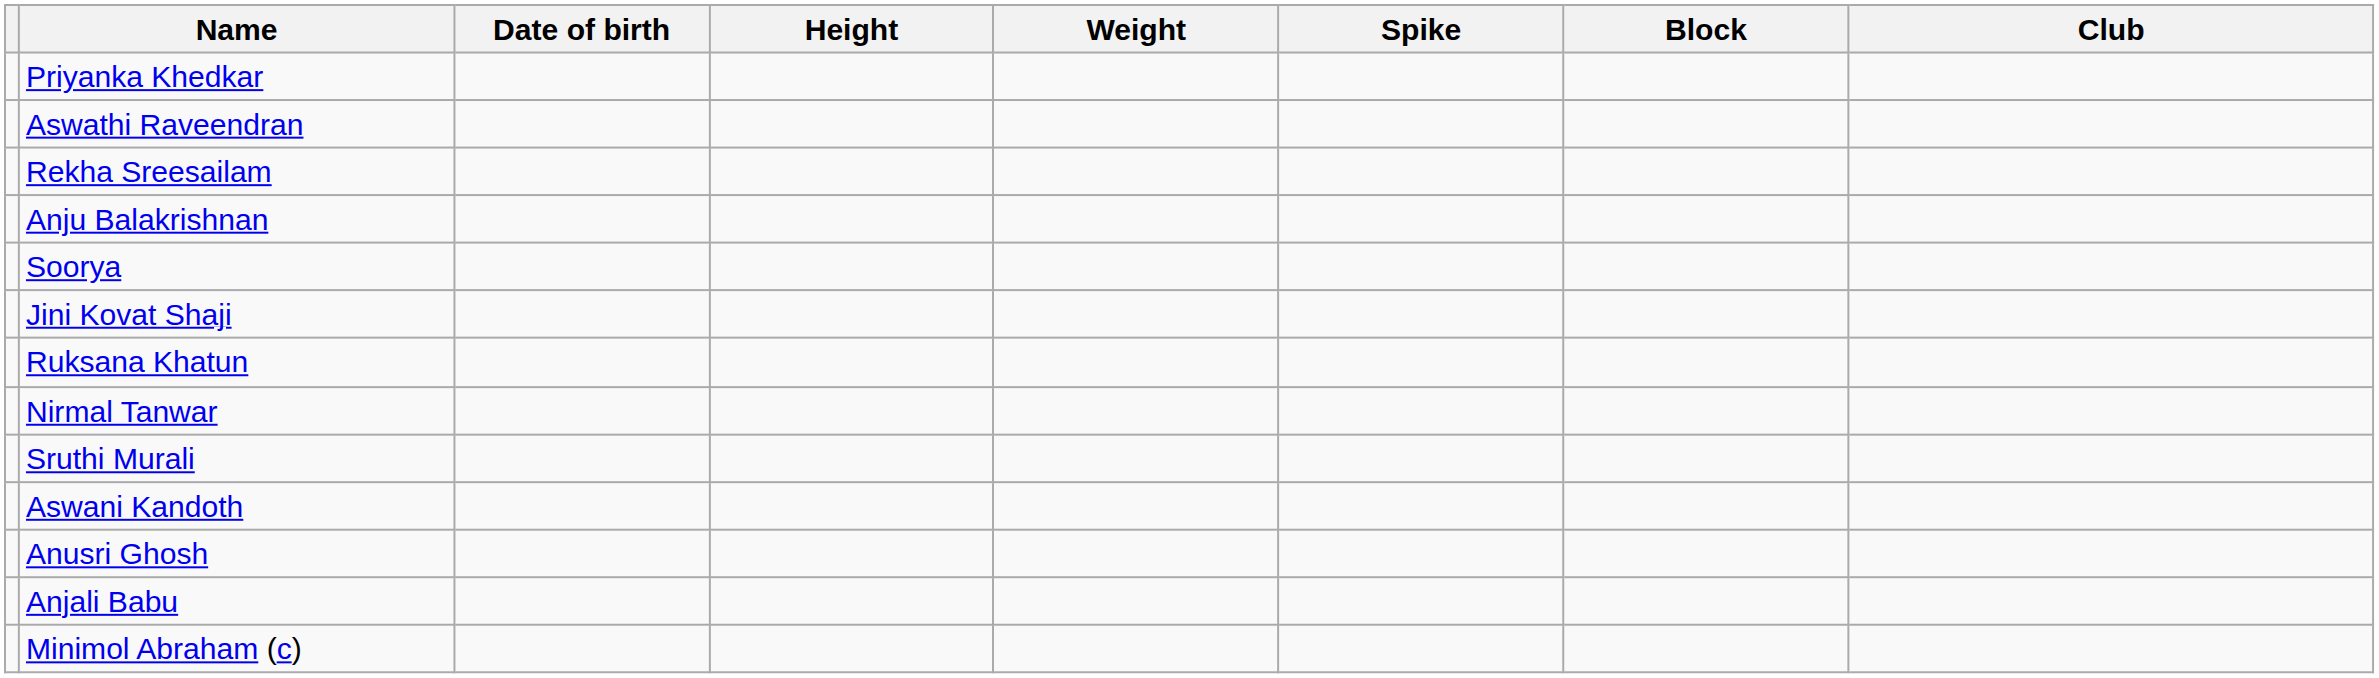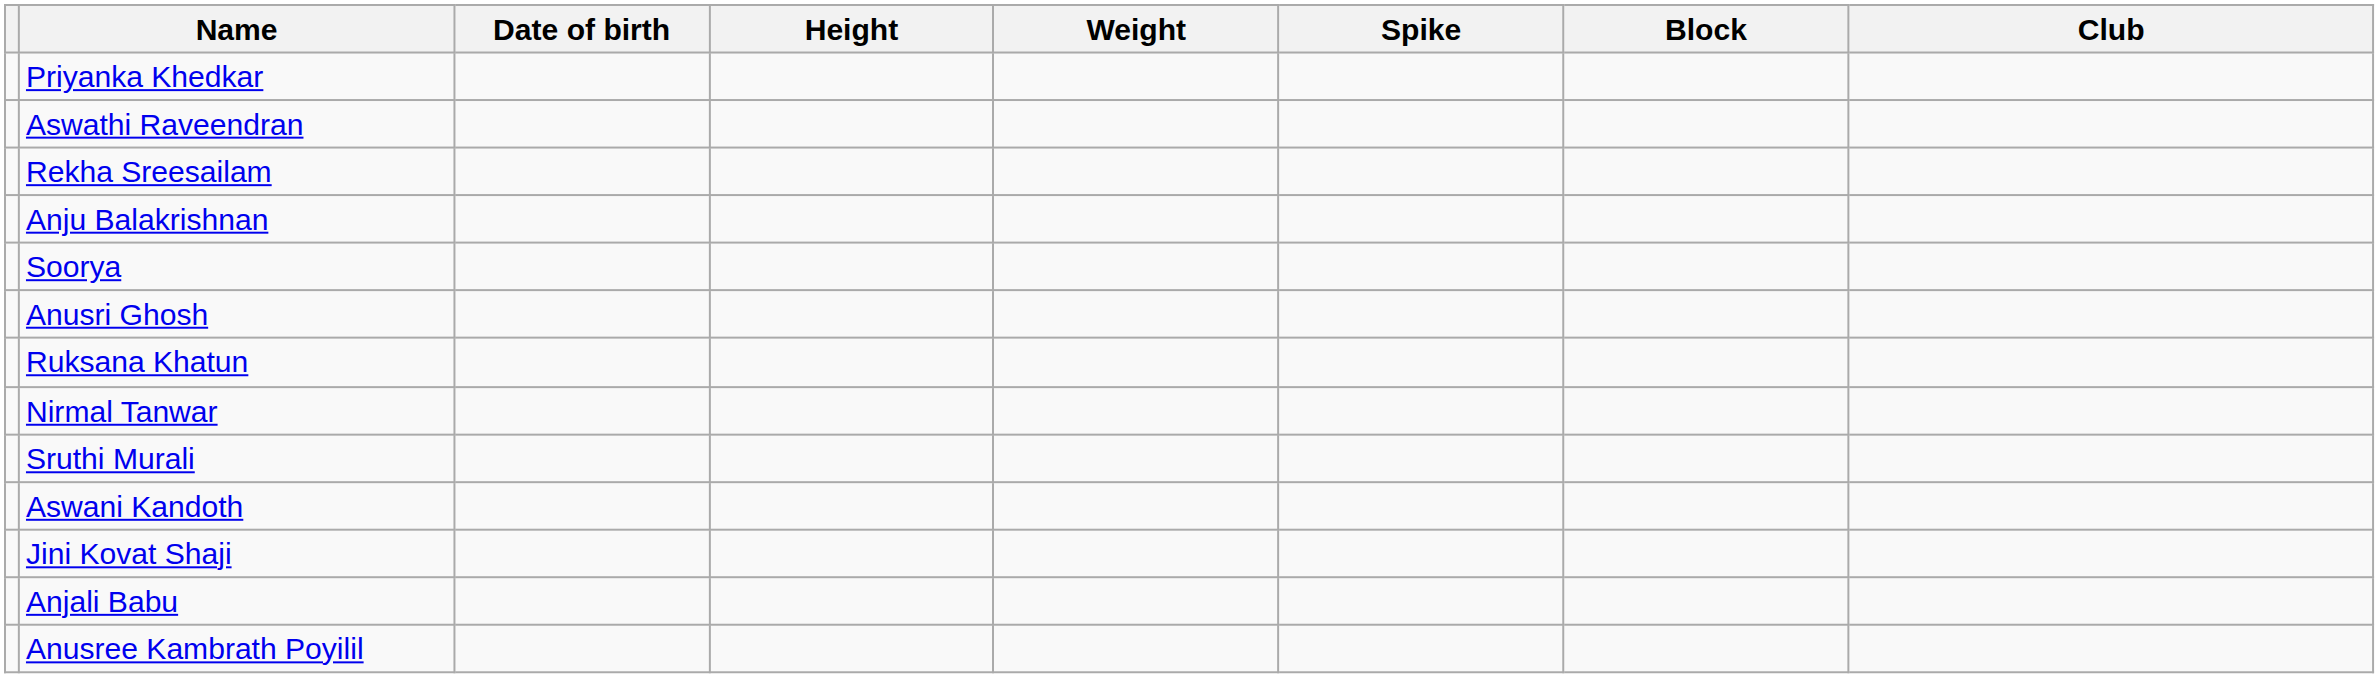rows swapped: (129, 315) <-> (117, 553)
- row: (164, 648)
+ row: (195, 648)
